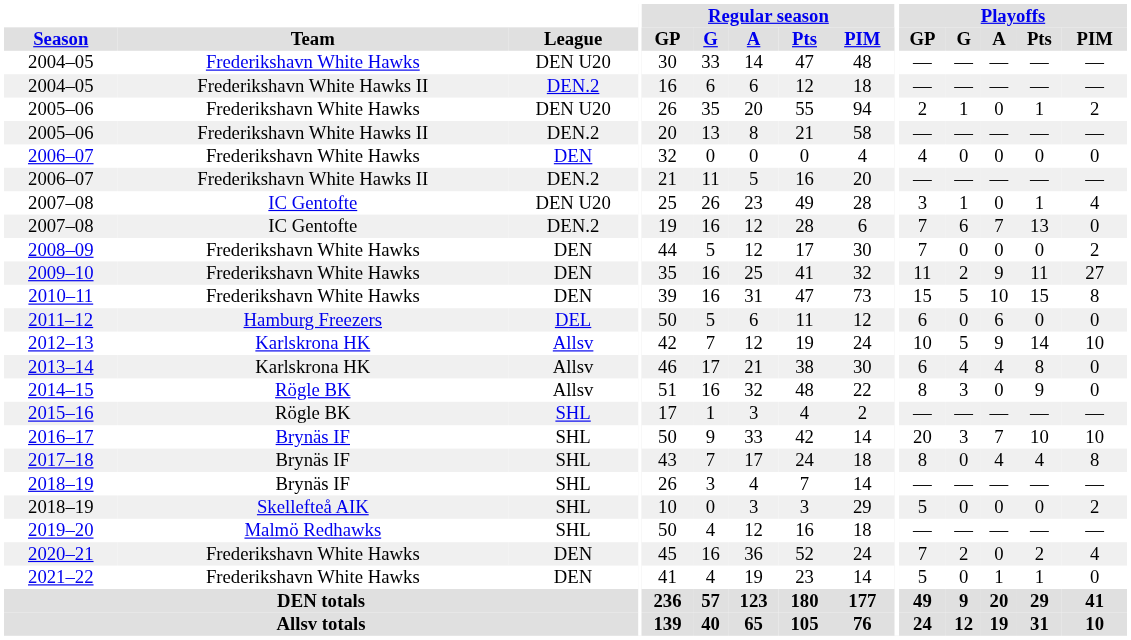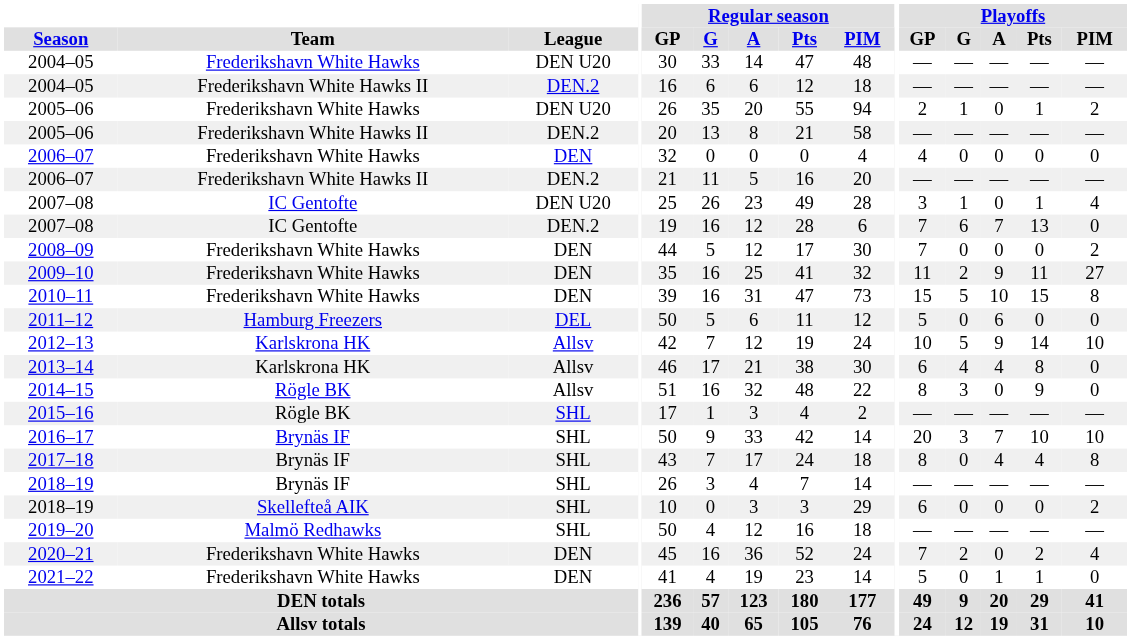(922, 319) 6 -> (922, 319) 5
(922, 507) 5 -> (922, 507) 6
